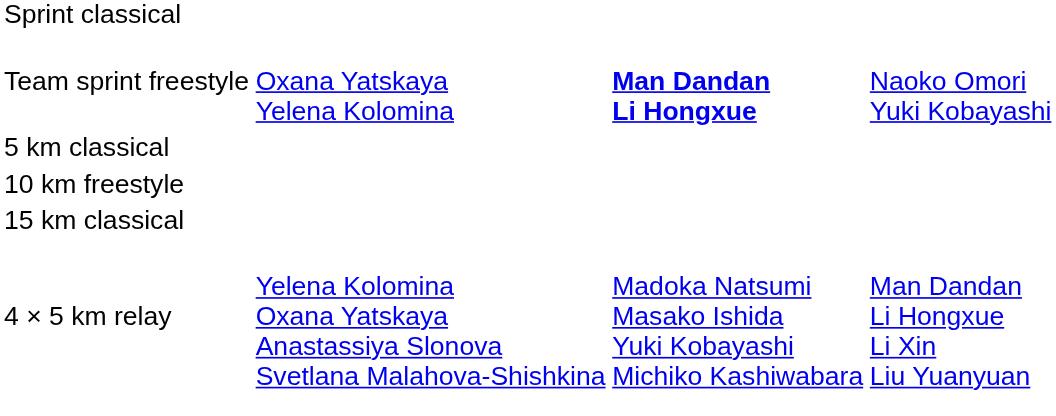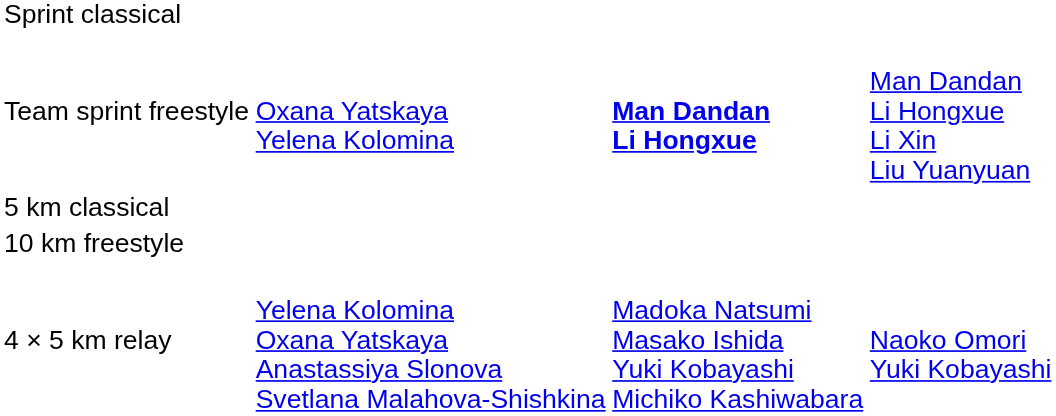(961, 95) Naoko Omori Yuki Kobayashi -> (950, 125) Man Dandan Li Hongxue Li Xin Liu Yuanyuan
- row: (94, 220)
(950, 331) Man Dandan Li Hongxue Li Xin Liu Yuanyuan -> (961, 354) Naoko Omori Yuki Kobayashi
